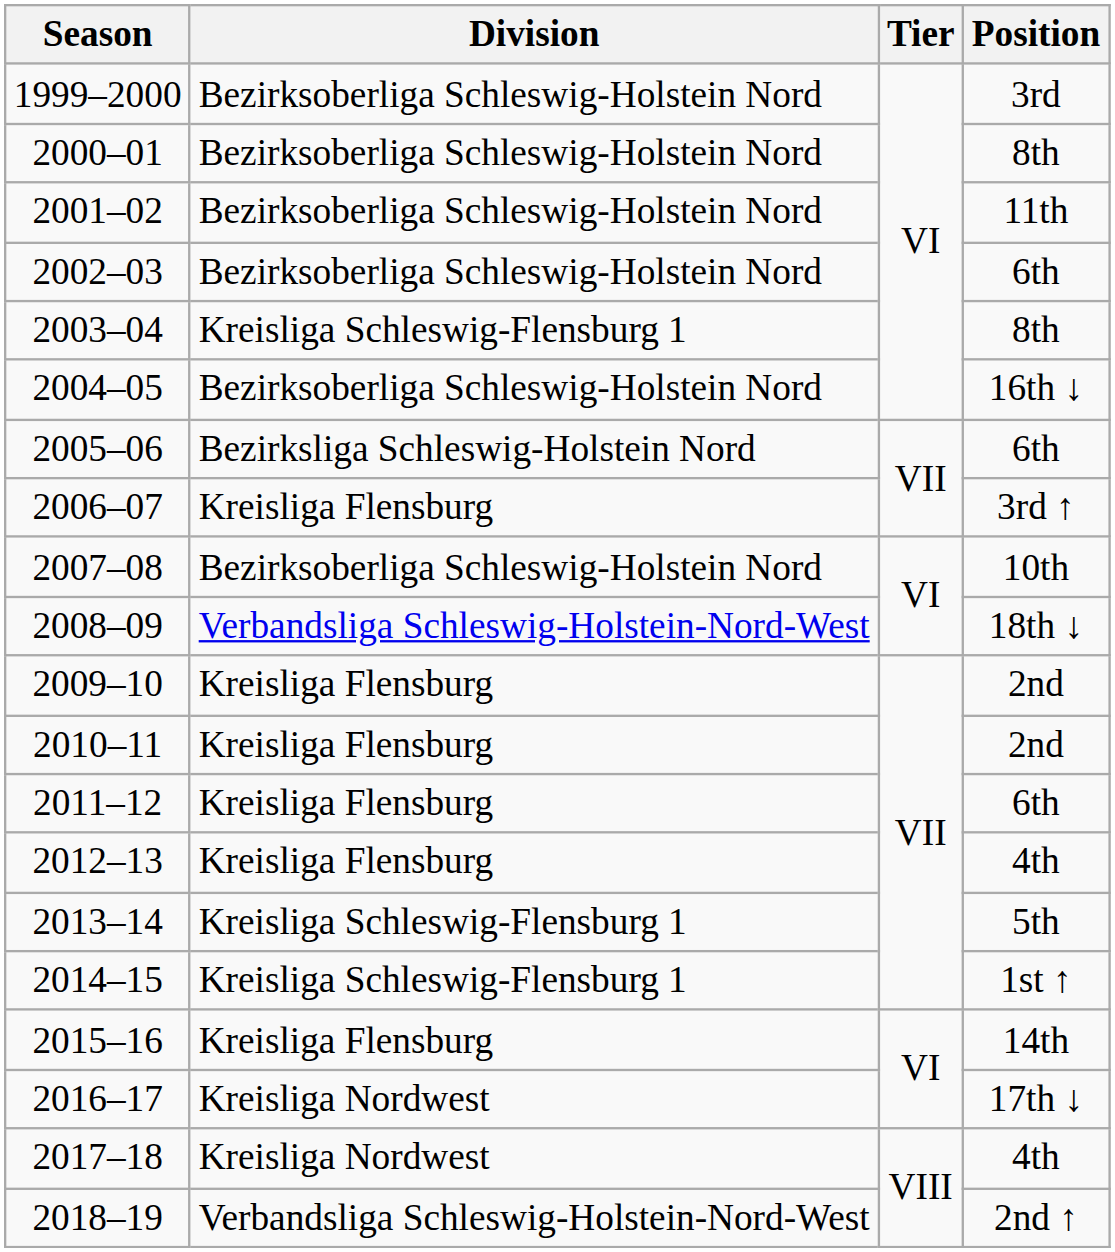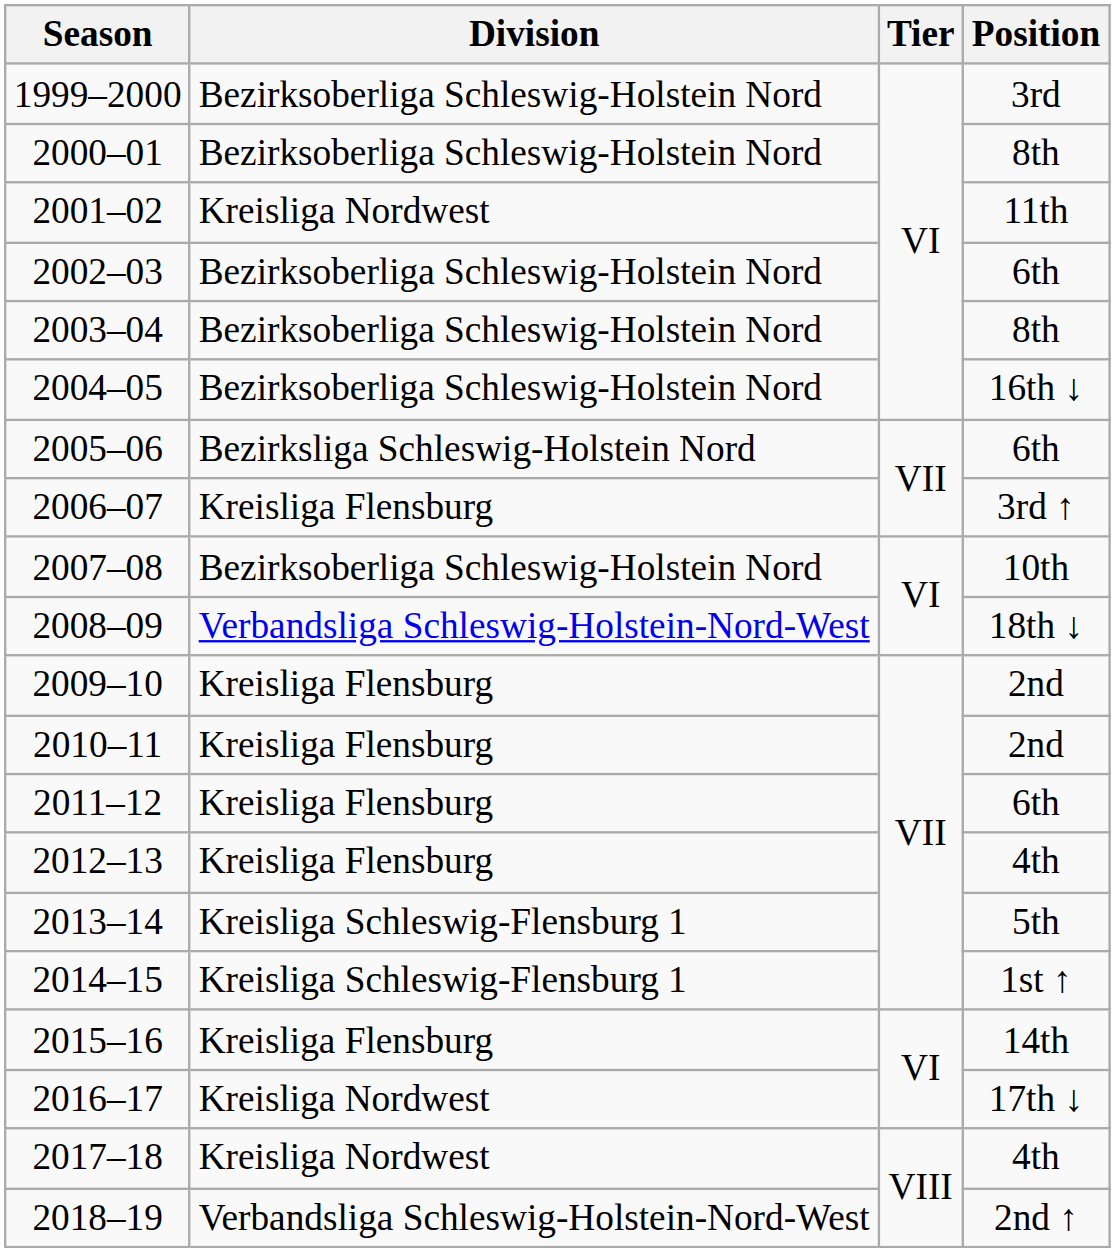(510, 211) Bezirksoberliga Schleswig-Holstein Nord -> (344, 211) Kreisliga Nordwest
(443, 329) Kreisliga Schleswig-Flensburg 1 -> (510, 329) Bezirksoberliga Schleswig-Holstein Nord
